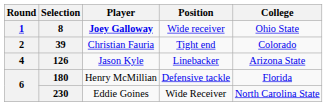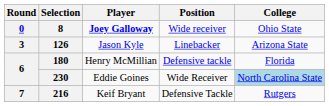(21, 28) 1 -> (21, 28) 0
- row: (61, 45)
(21, 61) 4 -> (21, 45) 3
(277, 93) no background -> (280, 77) lightblue background
+ row: (61, 93)
